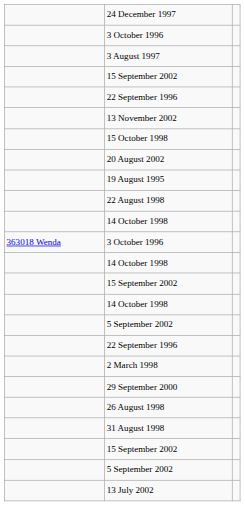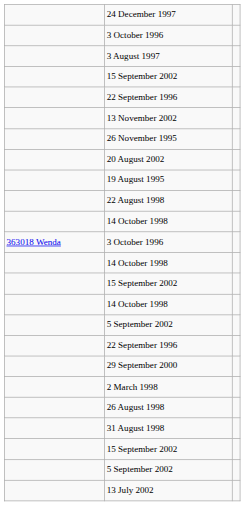+ row: (54, 139)
- row: (54, 139)
rows swapped: (54, 366) <-> (54, 387)
